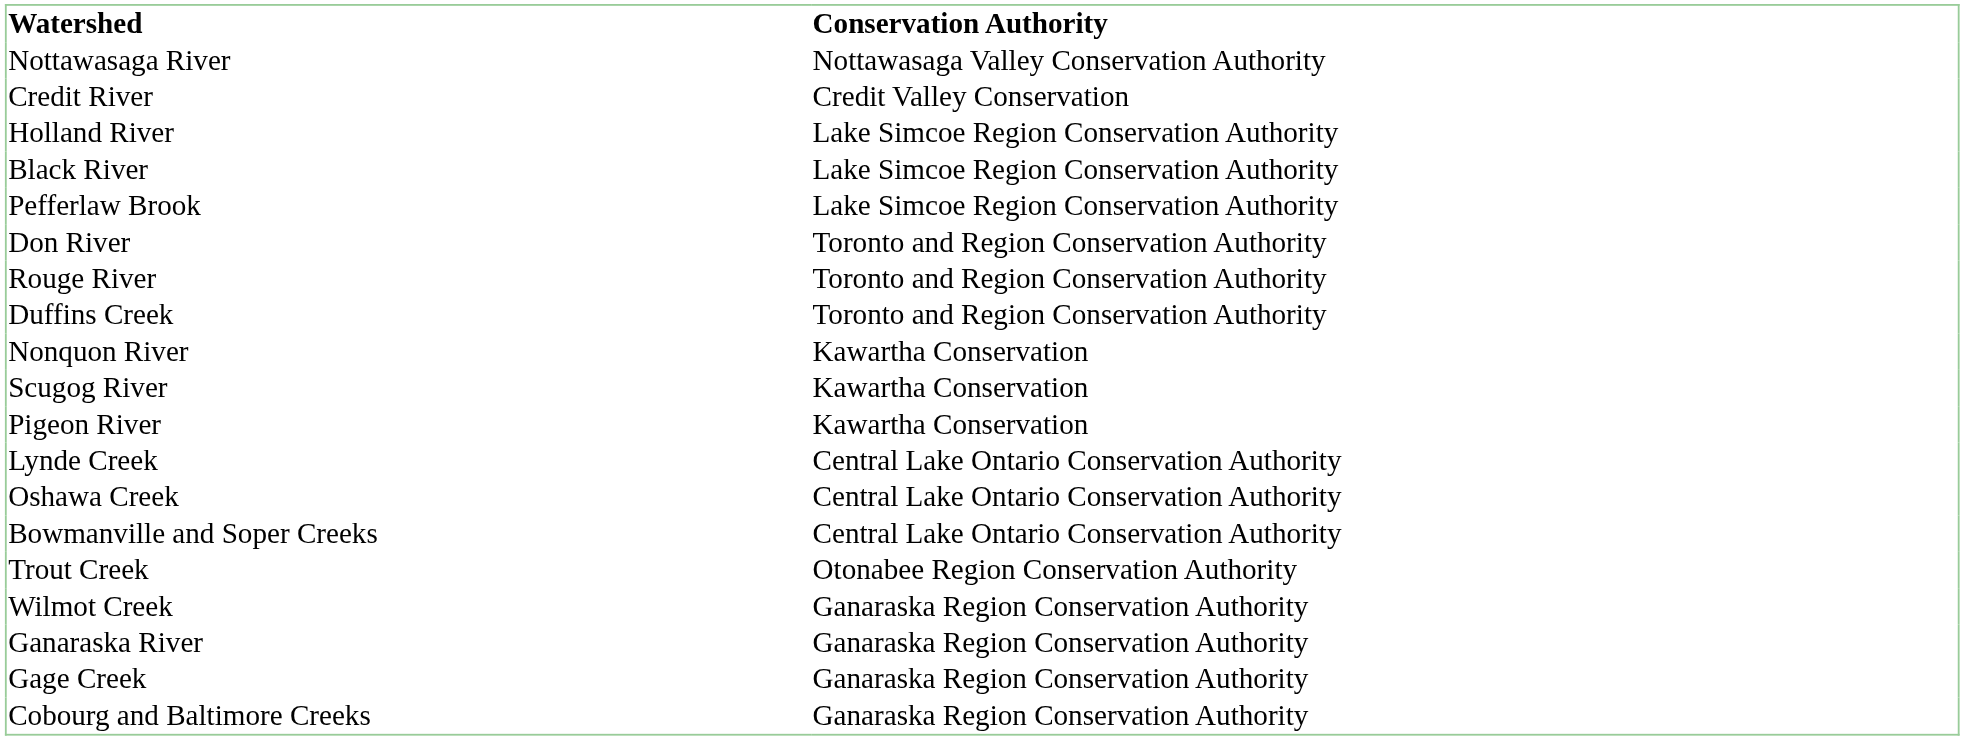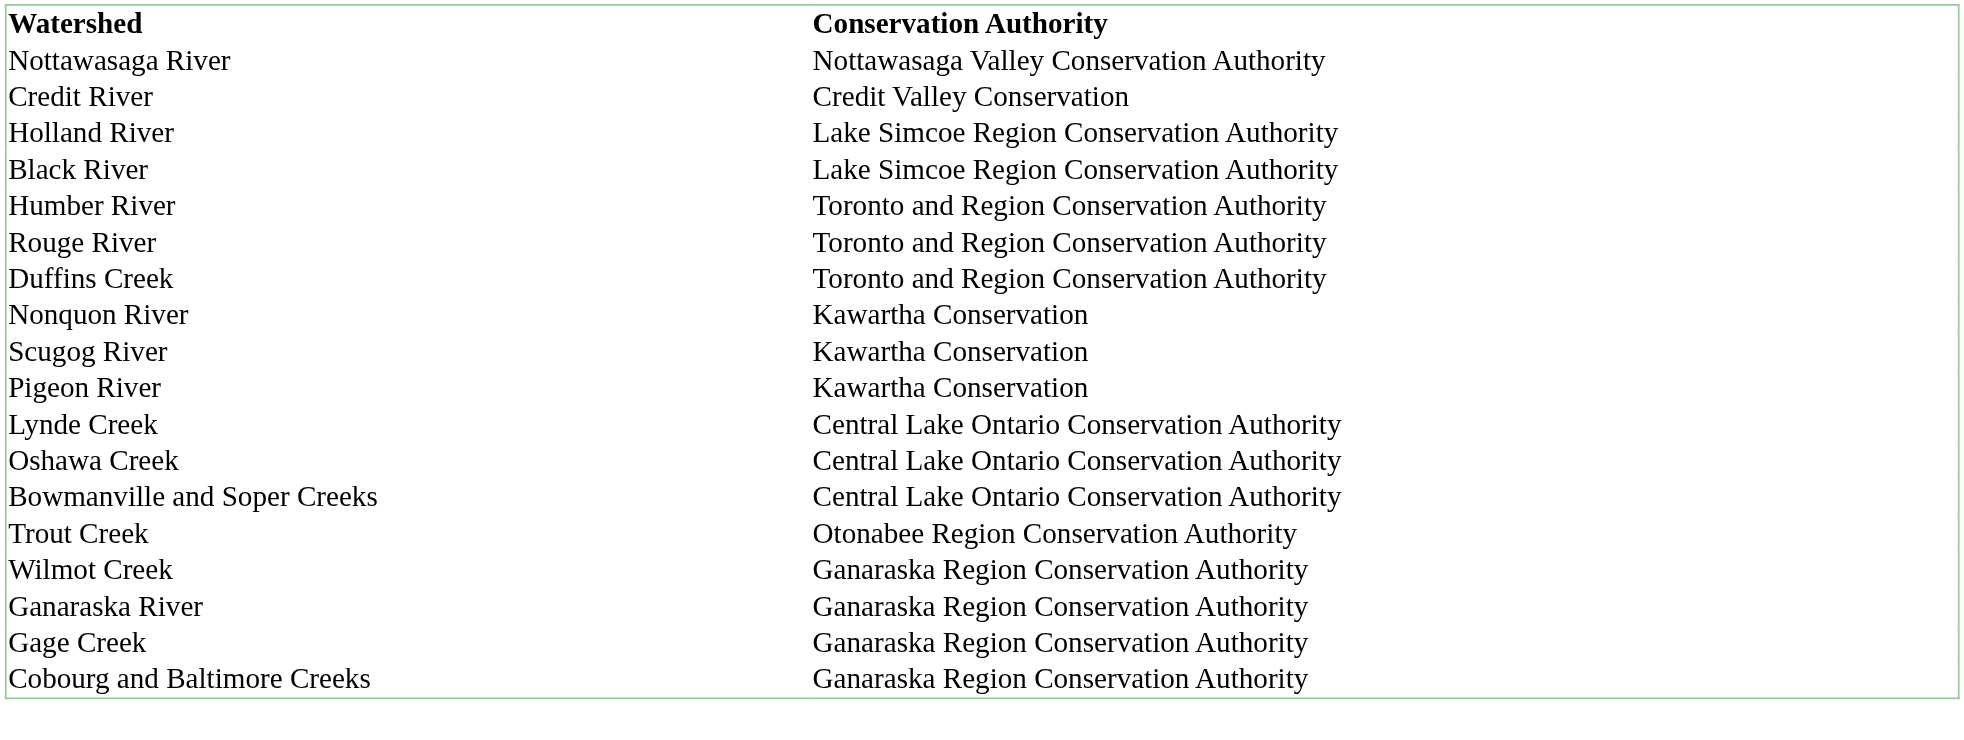- row: (105, 205)
+ row: (92, 205)
- row: (69, 242)
